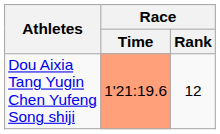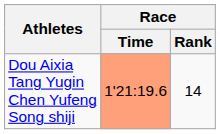(193, 91) 12 -> (193, 91) 14
